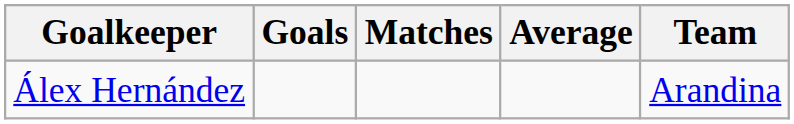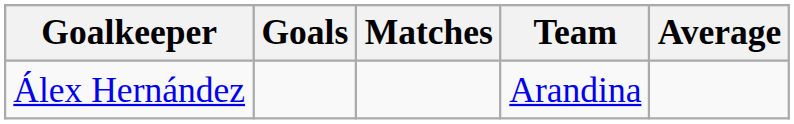columns swapped: (571, 32) <-> (715, 32)
